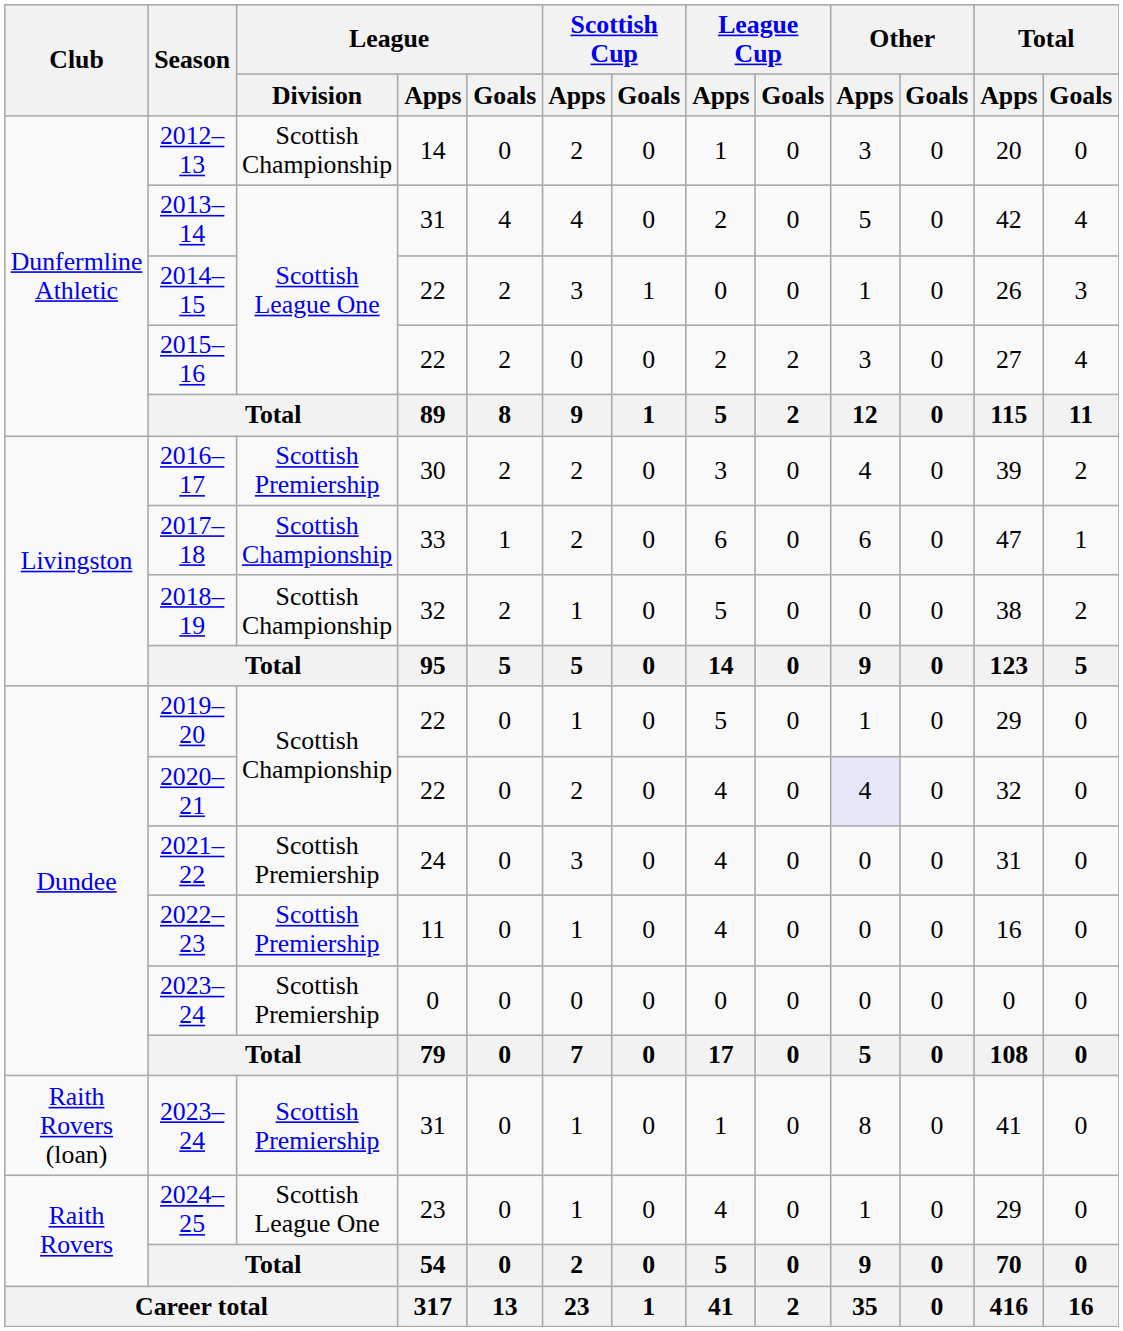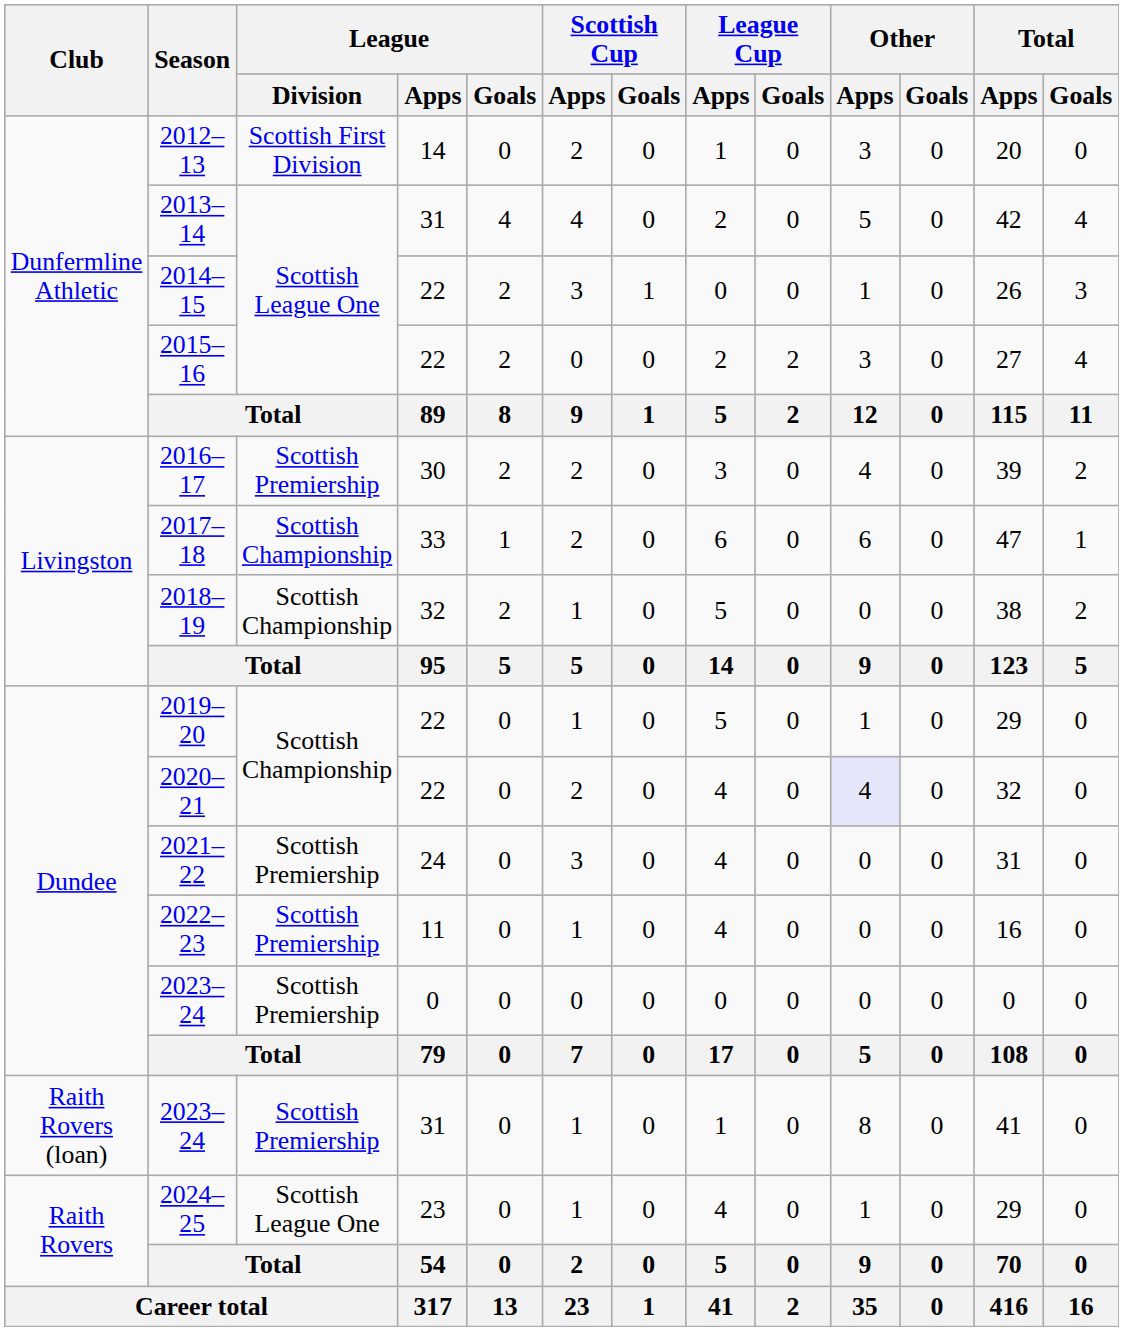(317, 150) Scottish Championship -> (317, 150) Scottish First Division
